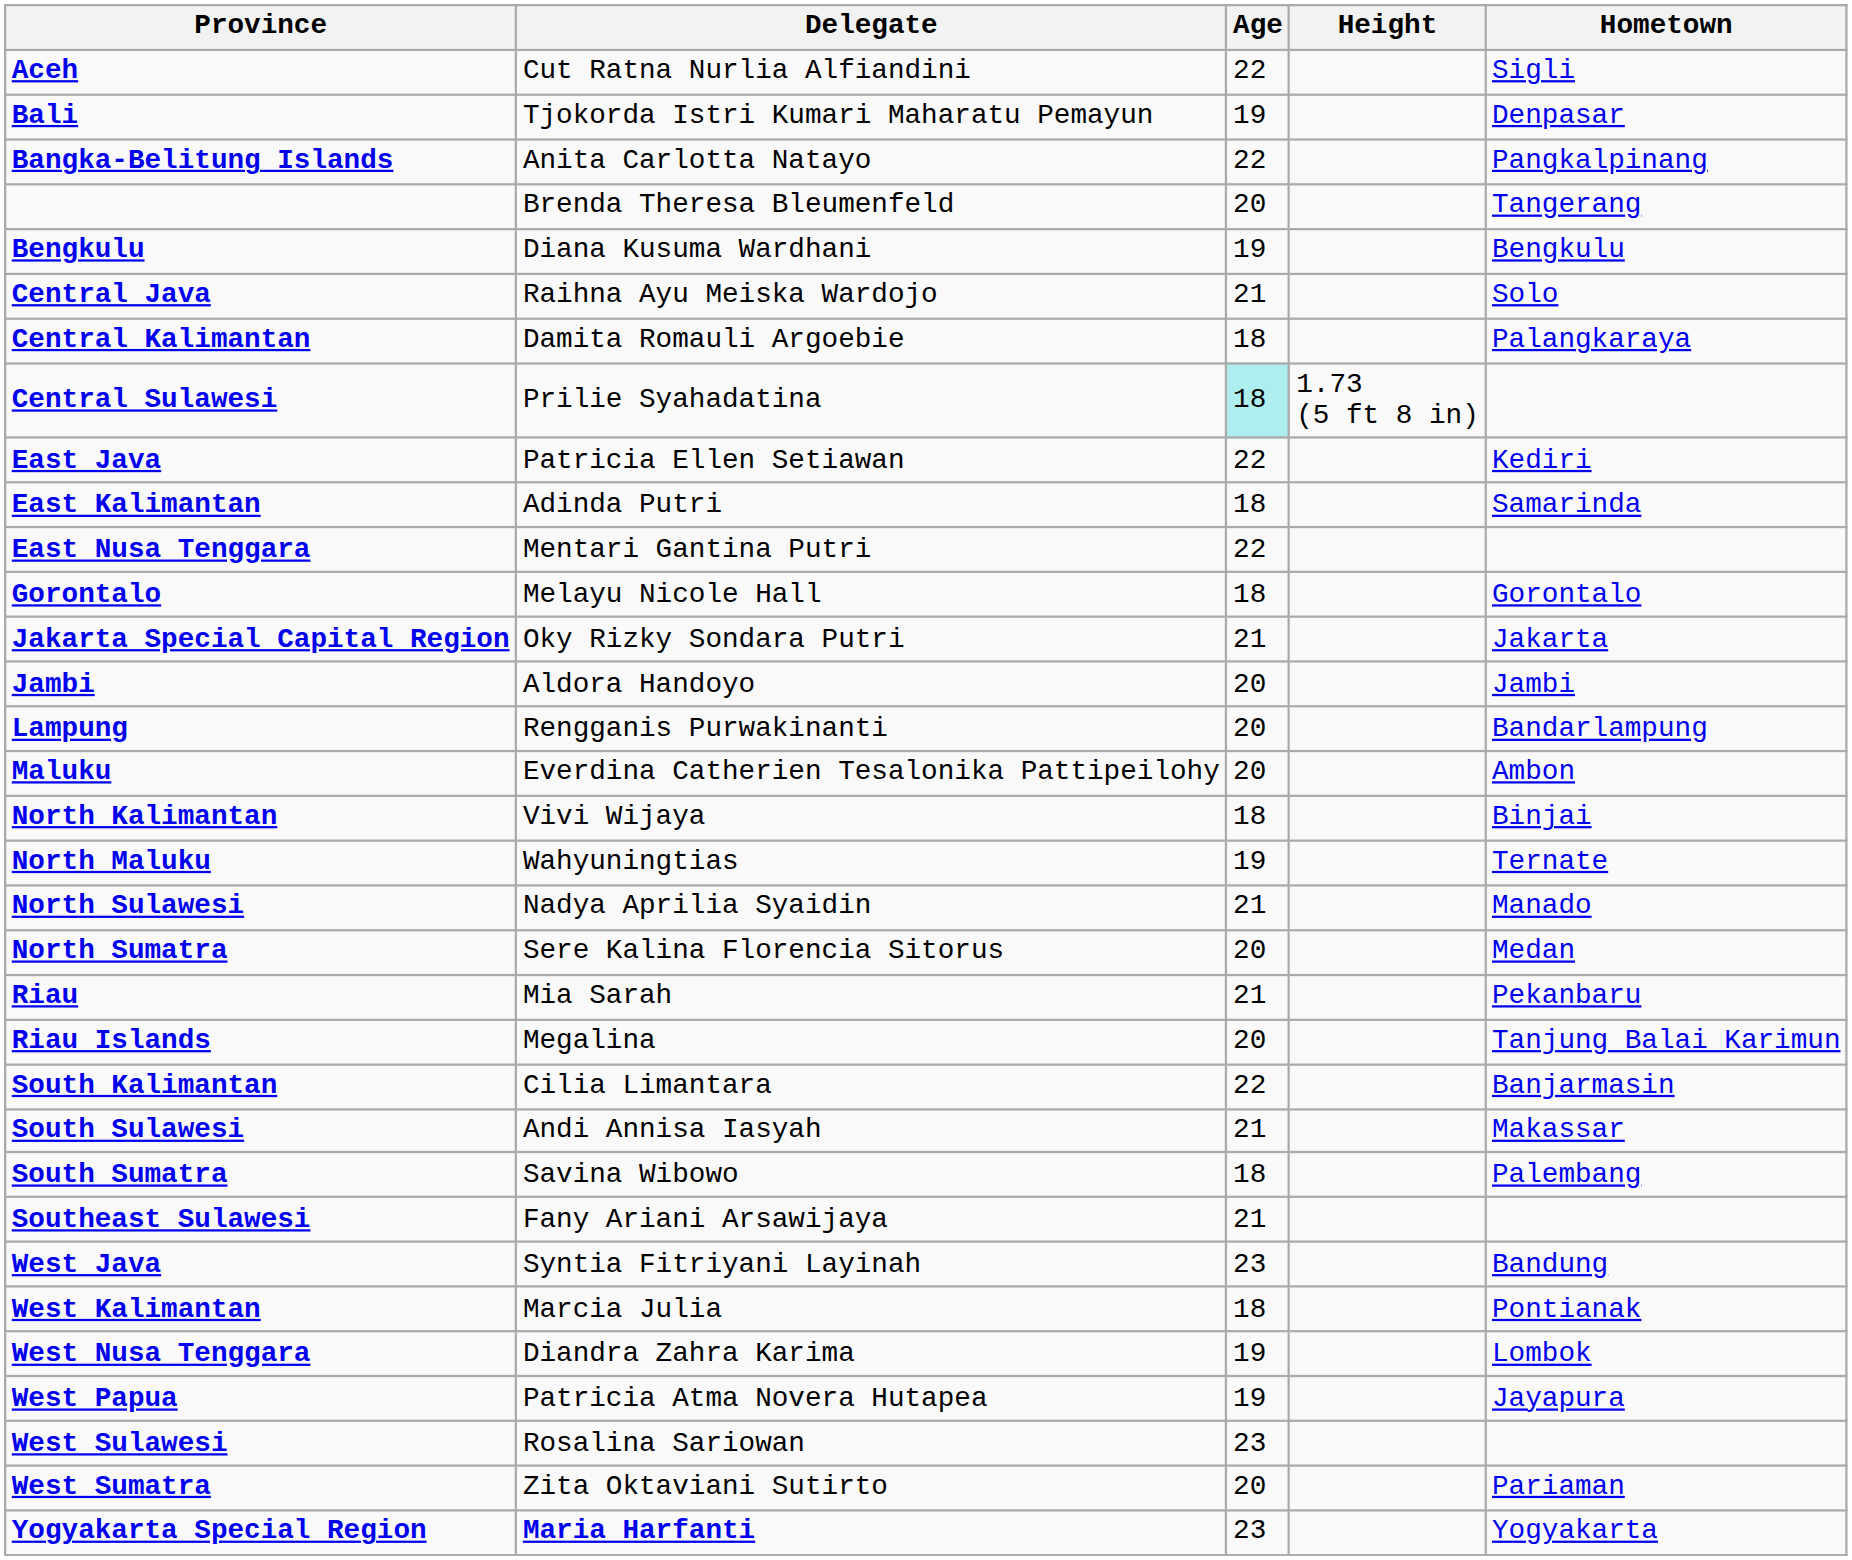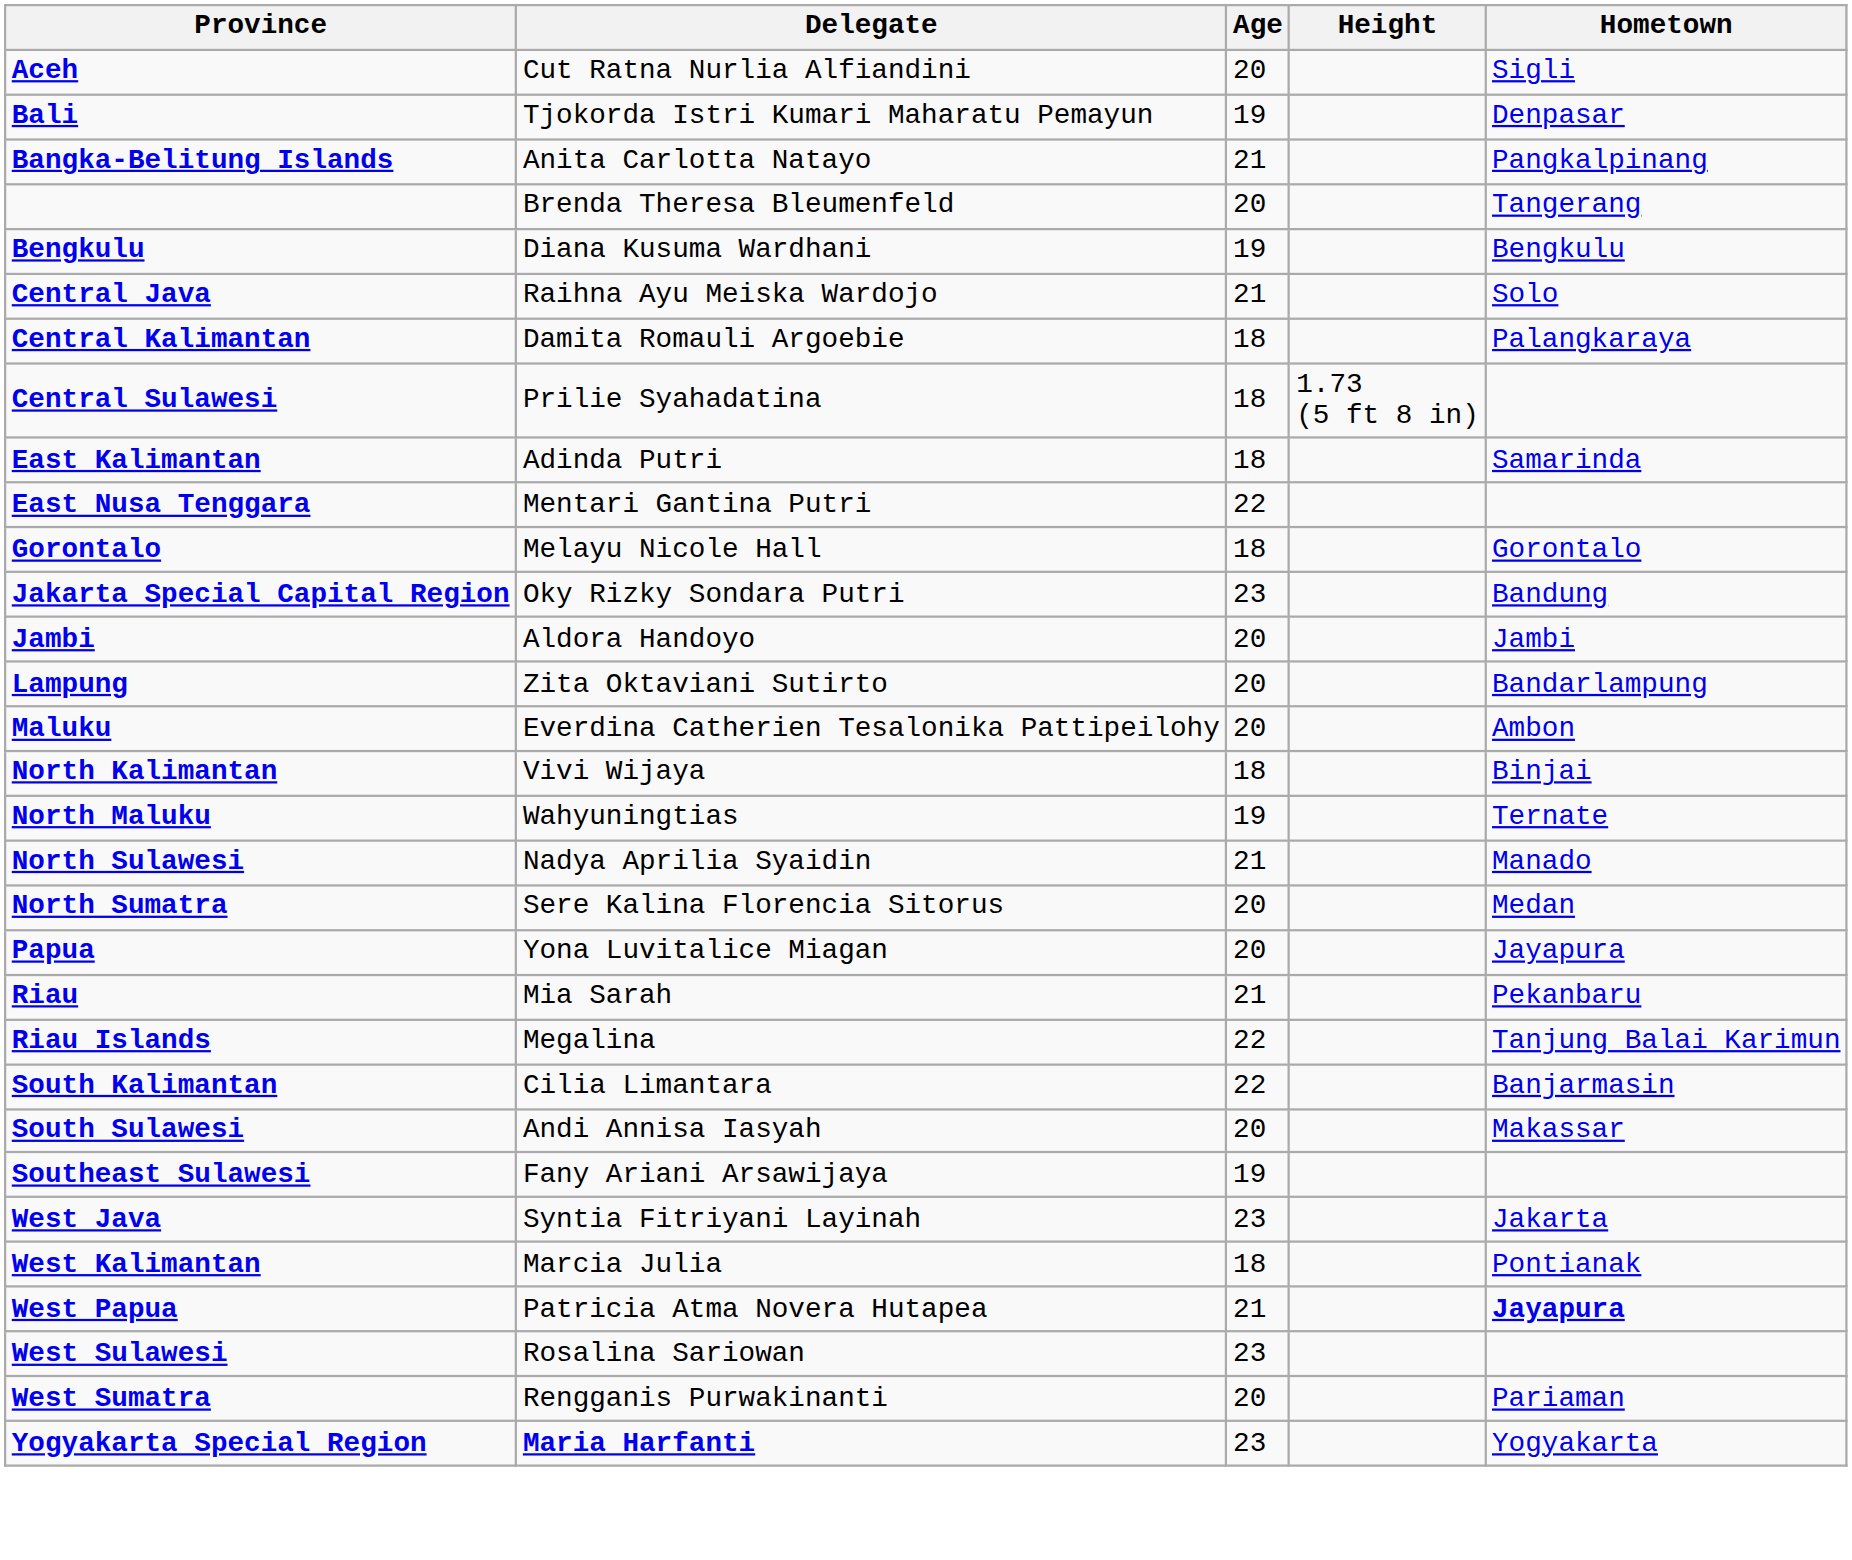(1250, 72) 22 -> (1250, 72) 20
(1250, 162) 22 -> (1250, 162) 21
(1250, 401) paleturquoise background -> (1250, 401) no background
- row: (86, 461)
(1250, 640) 21 -> (1250, 595) 23
(1550, 640) Jakarta -> (1550, 595) Bandung
(705, 729) Rengganis Purwakinanti -> (705, 684) Zita Oktaviani Sutirto
+ row: (53, 952)
(1250, 1042) 20 -> (1250, 1042) 22
(1250, 1131) 21 -> (1250, 1131) 20
- row: (120, 1176)
(1250, 1220) 21 -> (1250, 1176) 19
(1550, 1265) Bandung -> (1550, 1220) Jakarta
- row: (161, 1354)
(1250, 1399) 19 -> (1250, 1310) 21
(1558, 1399) normal -> (1558, 1310) bold
(705, 1488) Zita Oktaviani Sutirto -> (705, 1399) Rengganis Purwakinanti
